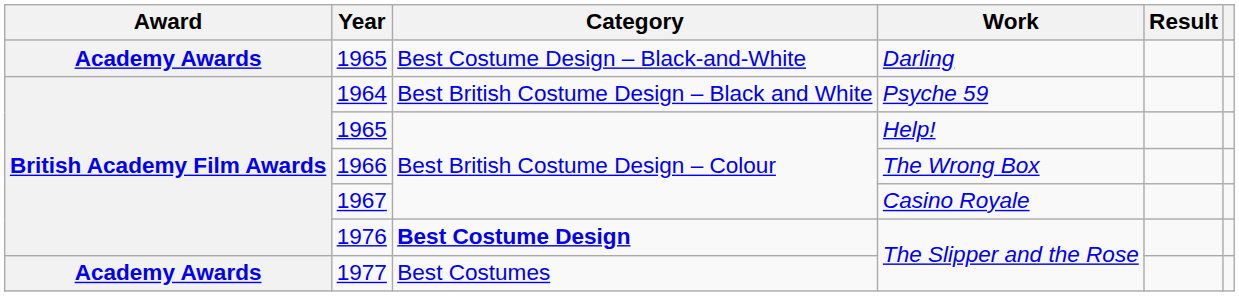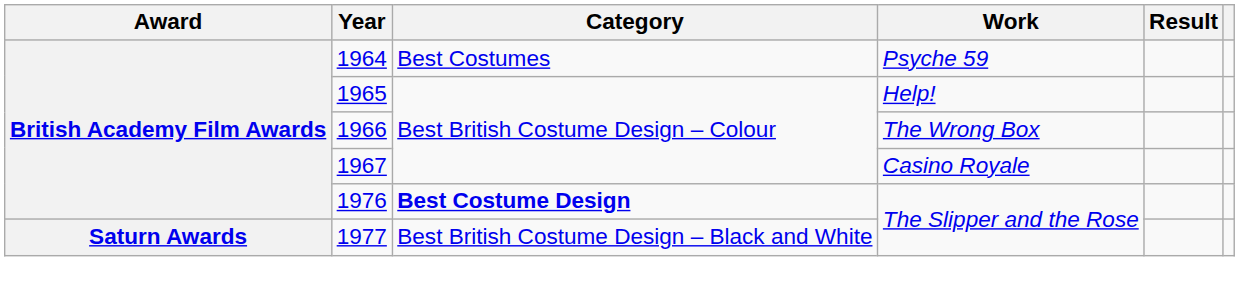- row: (362, 58)
(635, 93) Best British Costume Design – Black and White -> (474, 58) Best Costumes
(168, 272) Academy Awards -> (168, 237) Saturn Awards
(474, 272) Best Costumes -> (635, 237) Best British Costume Design – Black and White
